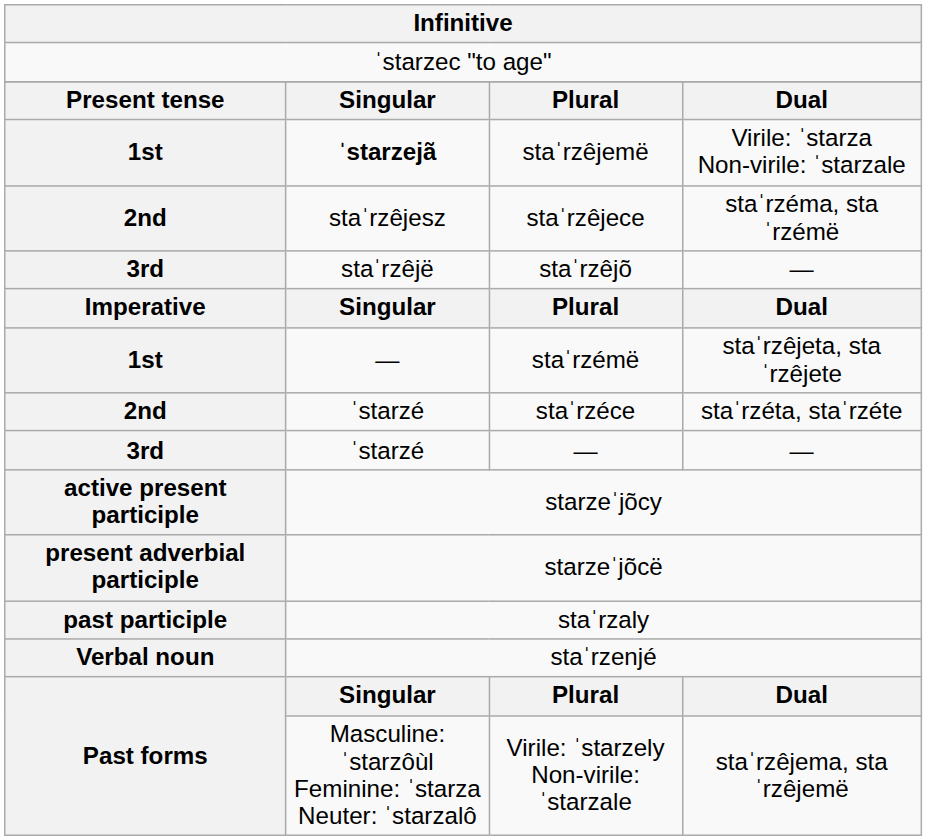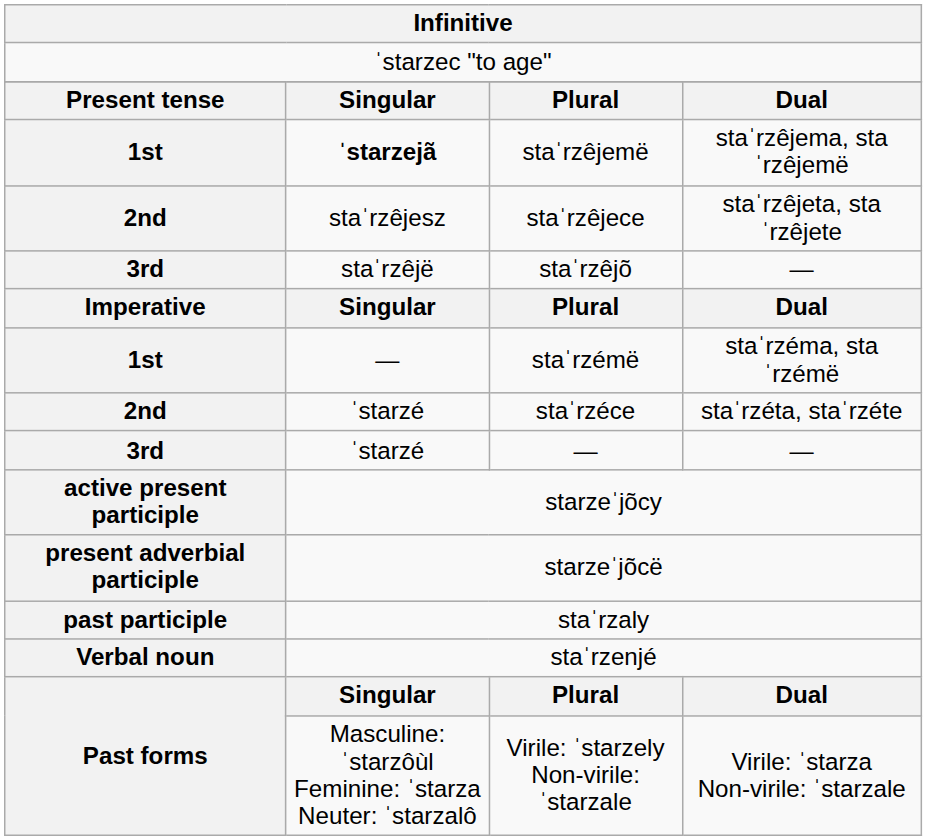(802, 152) Virile: ˈstarza Non-virile: ˈstarzale -> (802, 152) staˈrzêjema, staˈrzêjemë
(802, 217) staˈrzéma, staˈrzémë -> (802, 217) staˈrzêjeta, staˈrzêjete
(802, 359) staˈrzêjeta, staˈrzêjete -> (802, 359) staˈrzéma, staˈrzémë
(802, 775) staˈrzêjema, staˈrzêjemë -> (802, 775) Virile: ˈstarza Non-virile: ˈstarzale
